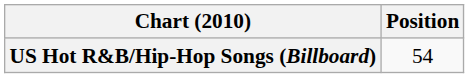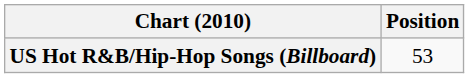(423, 55) 54 -> (423, 55) 53
